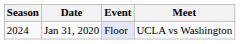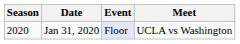(18, 30) 2024 -> (18, 30) 2020
